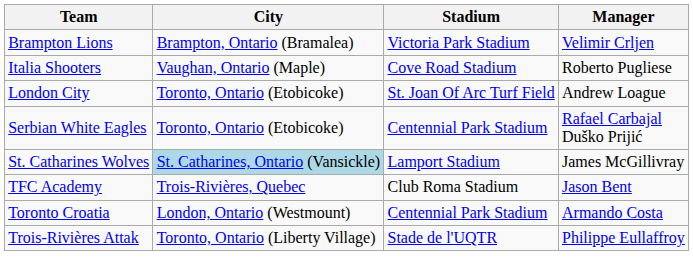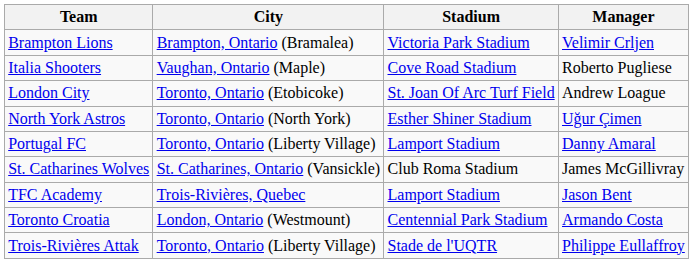+ row: (67, 118)
+ row: (47, 144)
- row: (77, 127)
(268, 162) lightblue background -> (268, 169) no background
(444, 162) Lamport Stadium -> (453, 169) Club Roma Stadium
(453, 187) Club Roma Stadium -> (444, 194) Lamport Stadium
